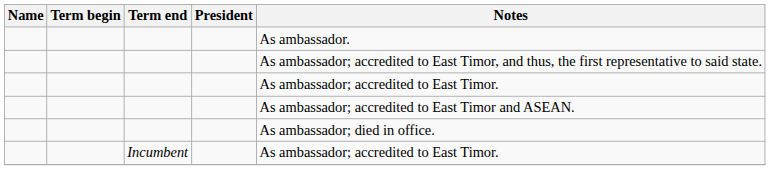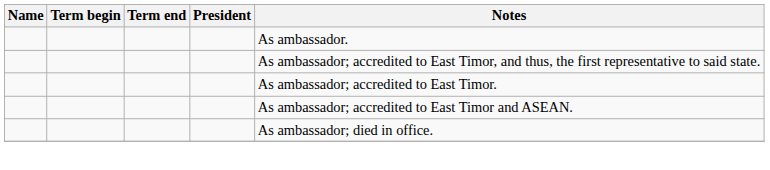- row: (26, 153)
